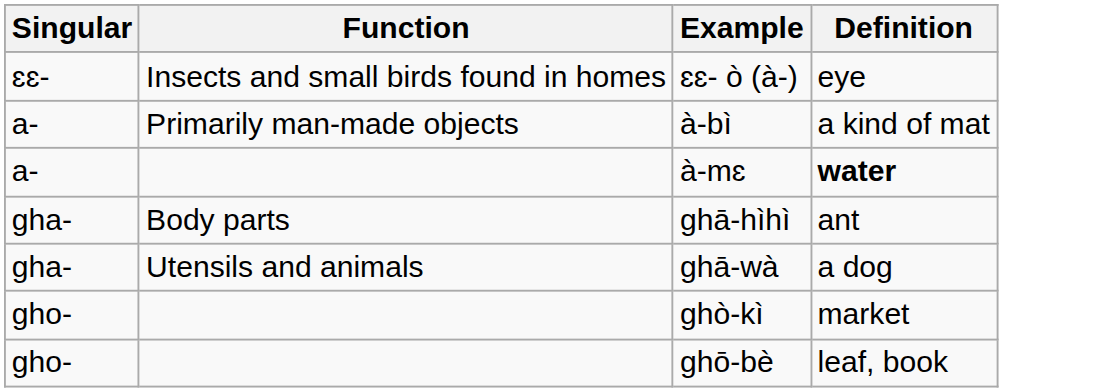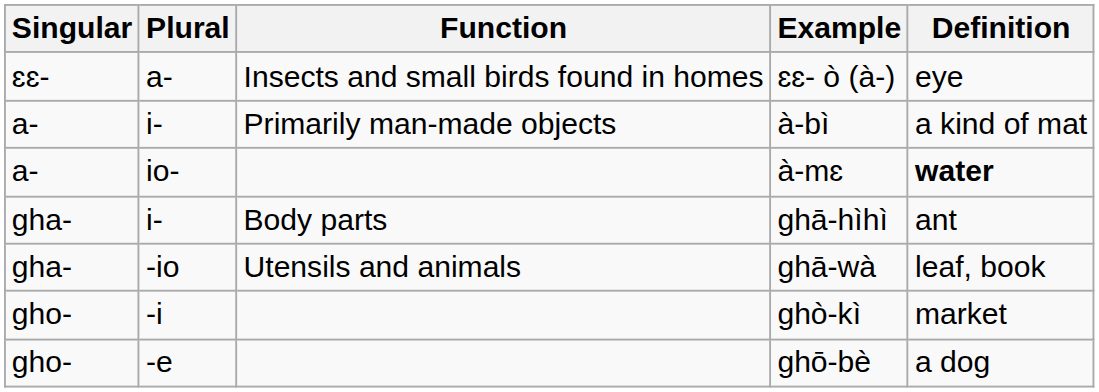+ column: (188, 28)
(855, 266) a dog -> (980, 266) leaf, book
(883, 362) leaf, book -> (953, 362) a dog
